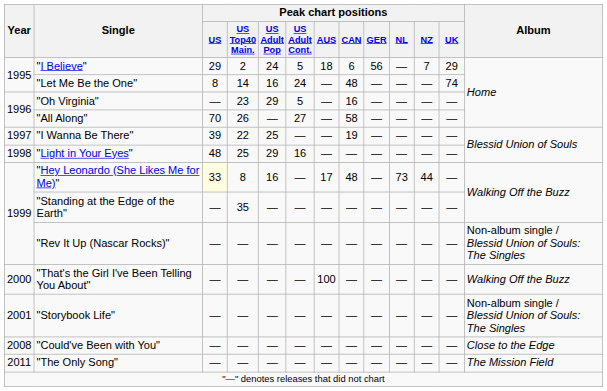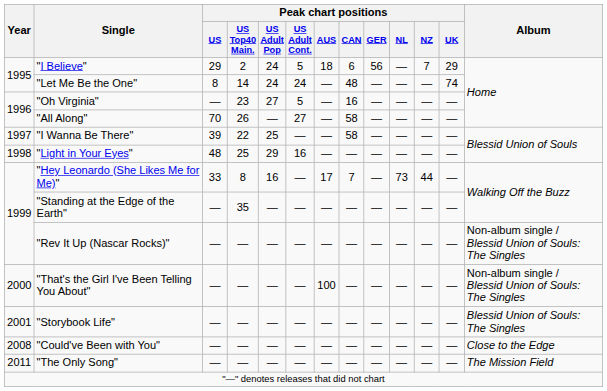(272, 83) 16 -> (272, 83) 24
(272, 101) 29 -> (272, 101) 27
(352, 136) 19 -> (352, 136) 58
(215, 177) lightyellow background -> (215, 177) no background
(352, 177) 48 -> (352, 177) 7
(518, 279) Walking Off the Buzz -> (524, 285) Non-album single / Blessid Union of Souls: The Singles
(524, 315) Non-album single / Blessid Union of Souls: The Singles -> (524, 321) Blessid Union of Souls: The Singles
